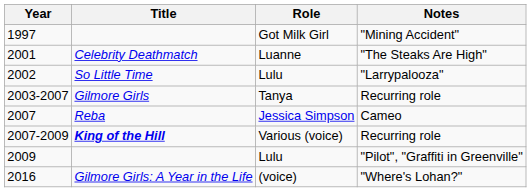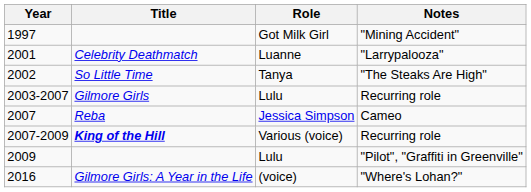(424, 55) "The Steaks Are High" -> (402, 55) "Larrypalooza"
(271, 75) Lulu -> (276, 75) Tanya
(402, 75) "Larrypalooza" -> (424, 75) "The Steaks Are High"
(276, 95) Tanya -> (271, 95) Lulu
